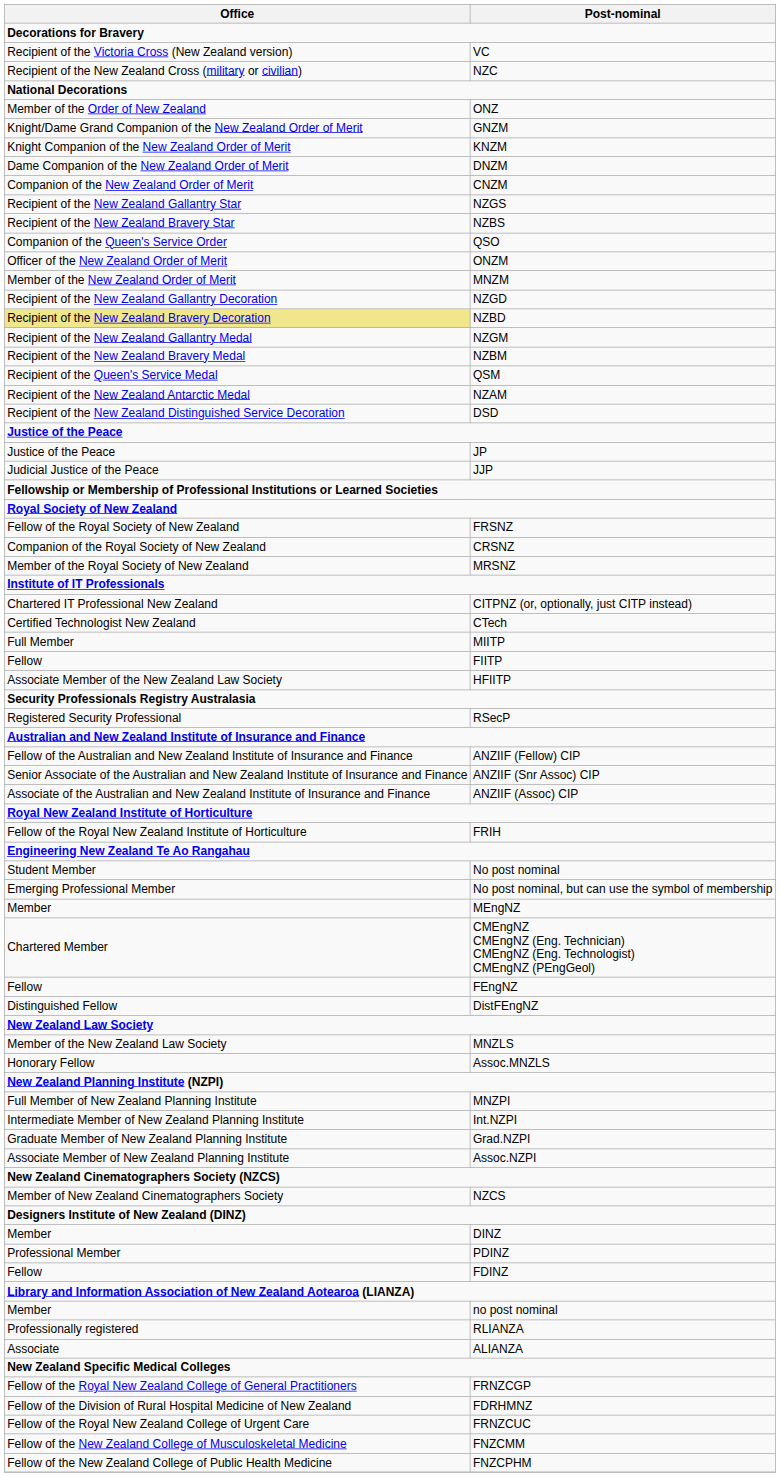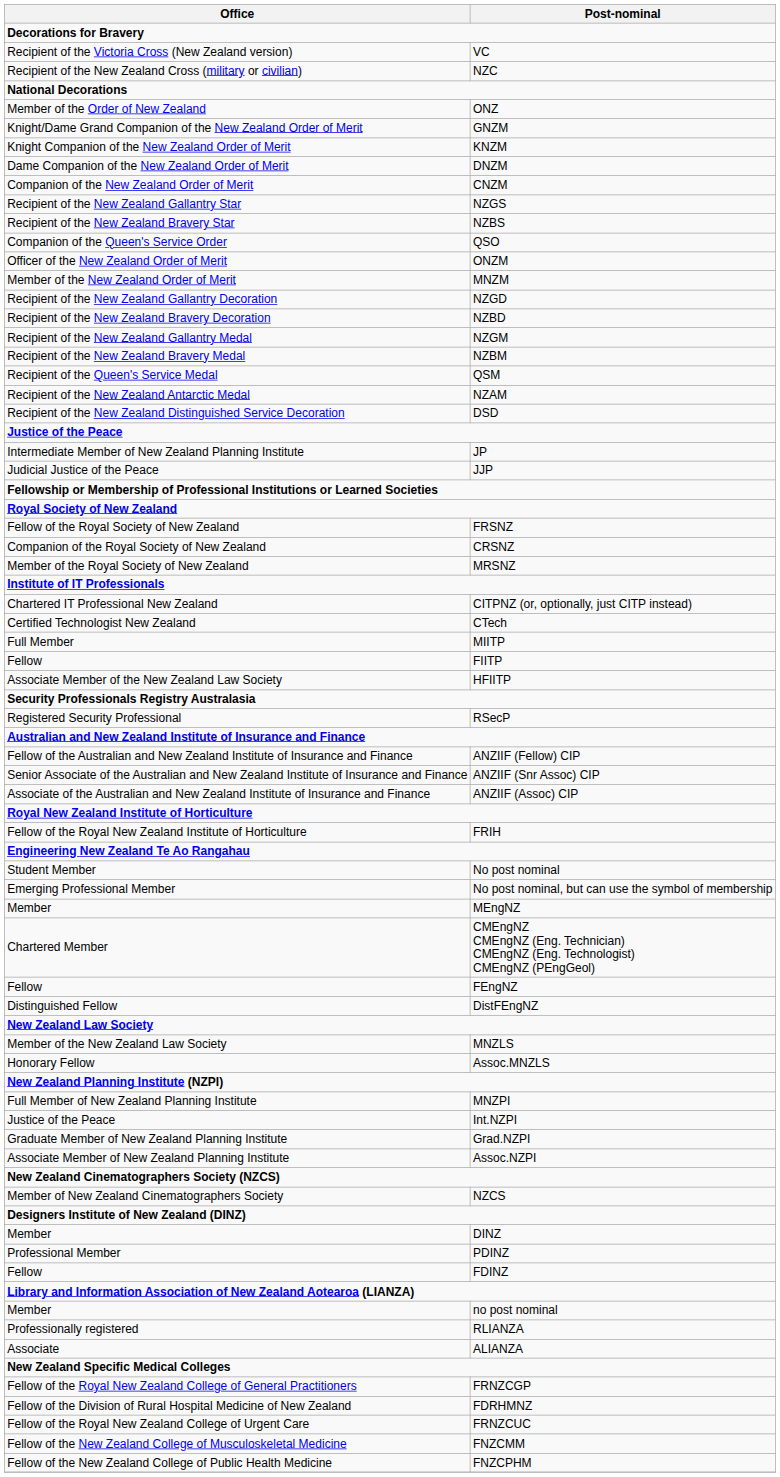(139, 318) khaki background -> (139, 318) no background
(61, 451) Justice of the Peace -> (156, 451) Intermediate Member of New Zealand Planning Institute
(156, 1120) Intermediate Member of New Zealand Planning Institute -> (61, 1120) Justice of the Peace
